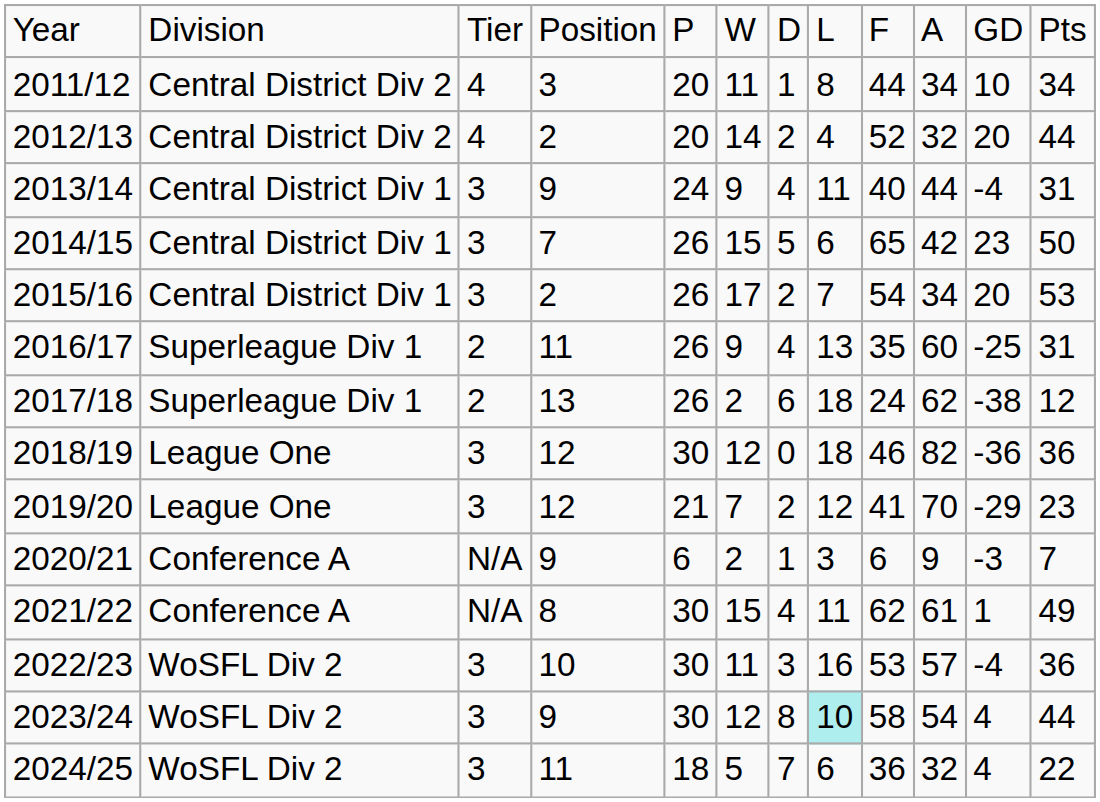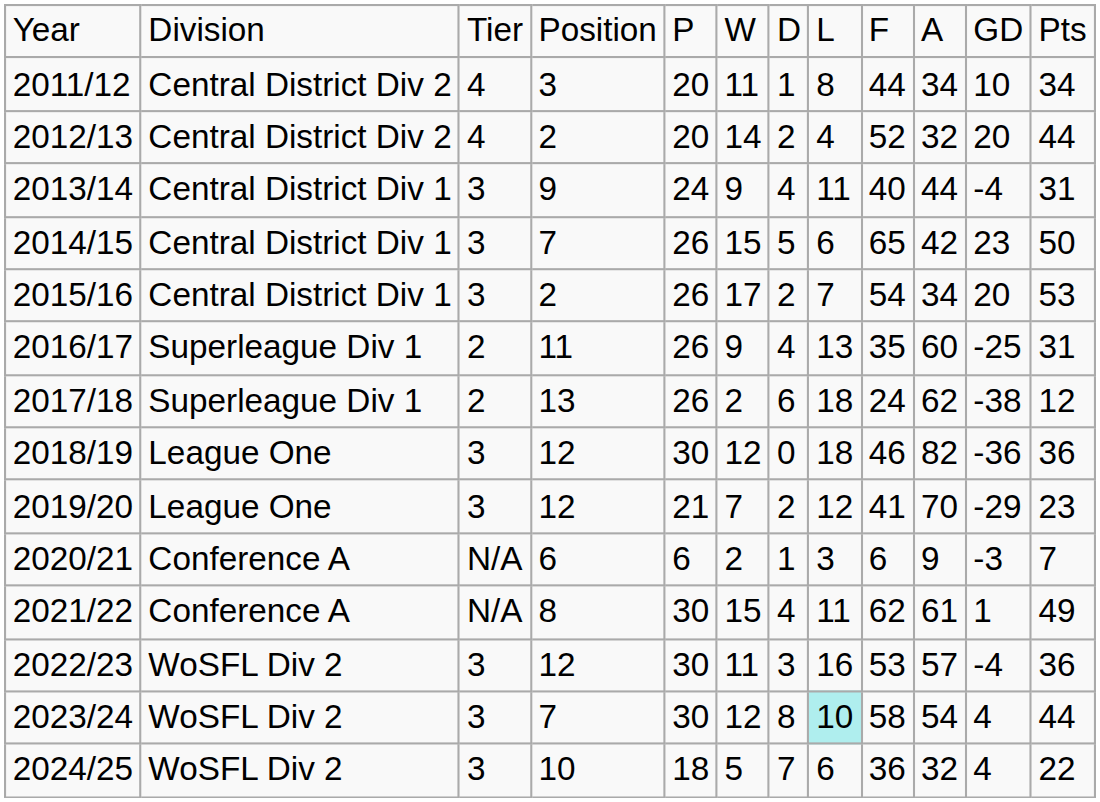(548, 558) 9 -> (548, 558) 6
(557, 664) 10 -> (557, 664) 12
(548, 717) 9 -> (548, 717) 7
(556, 769) 11 -> (557, 769) 10
